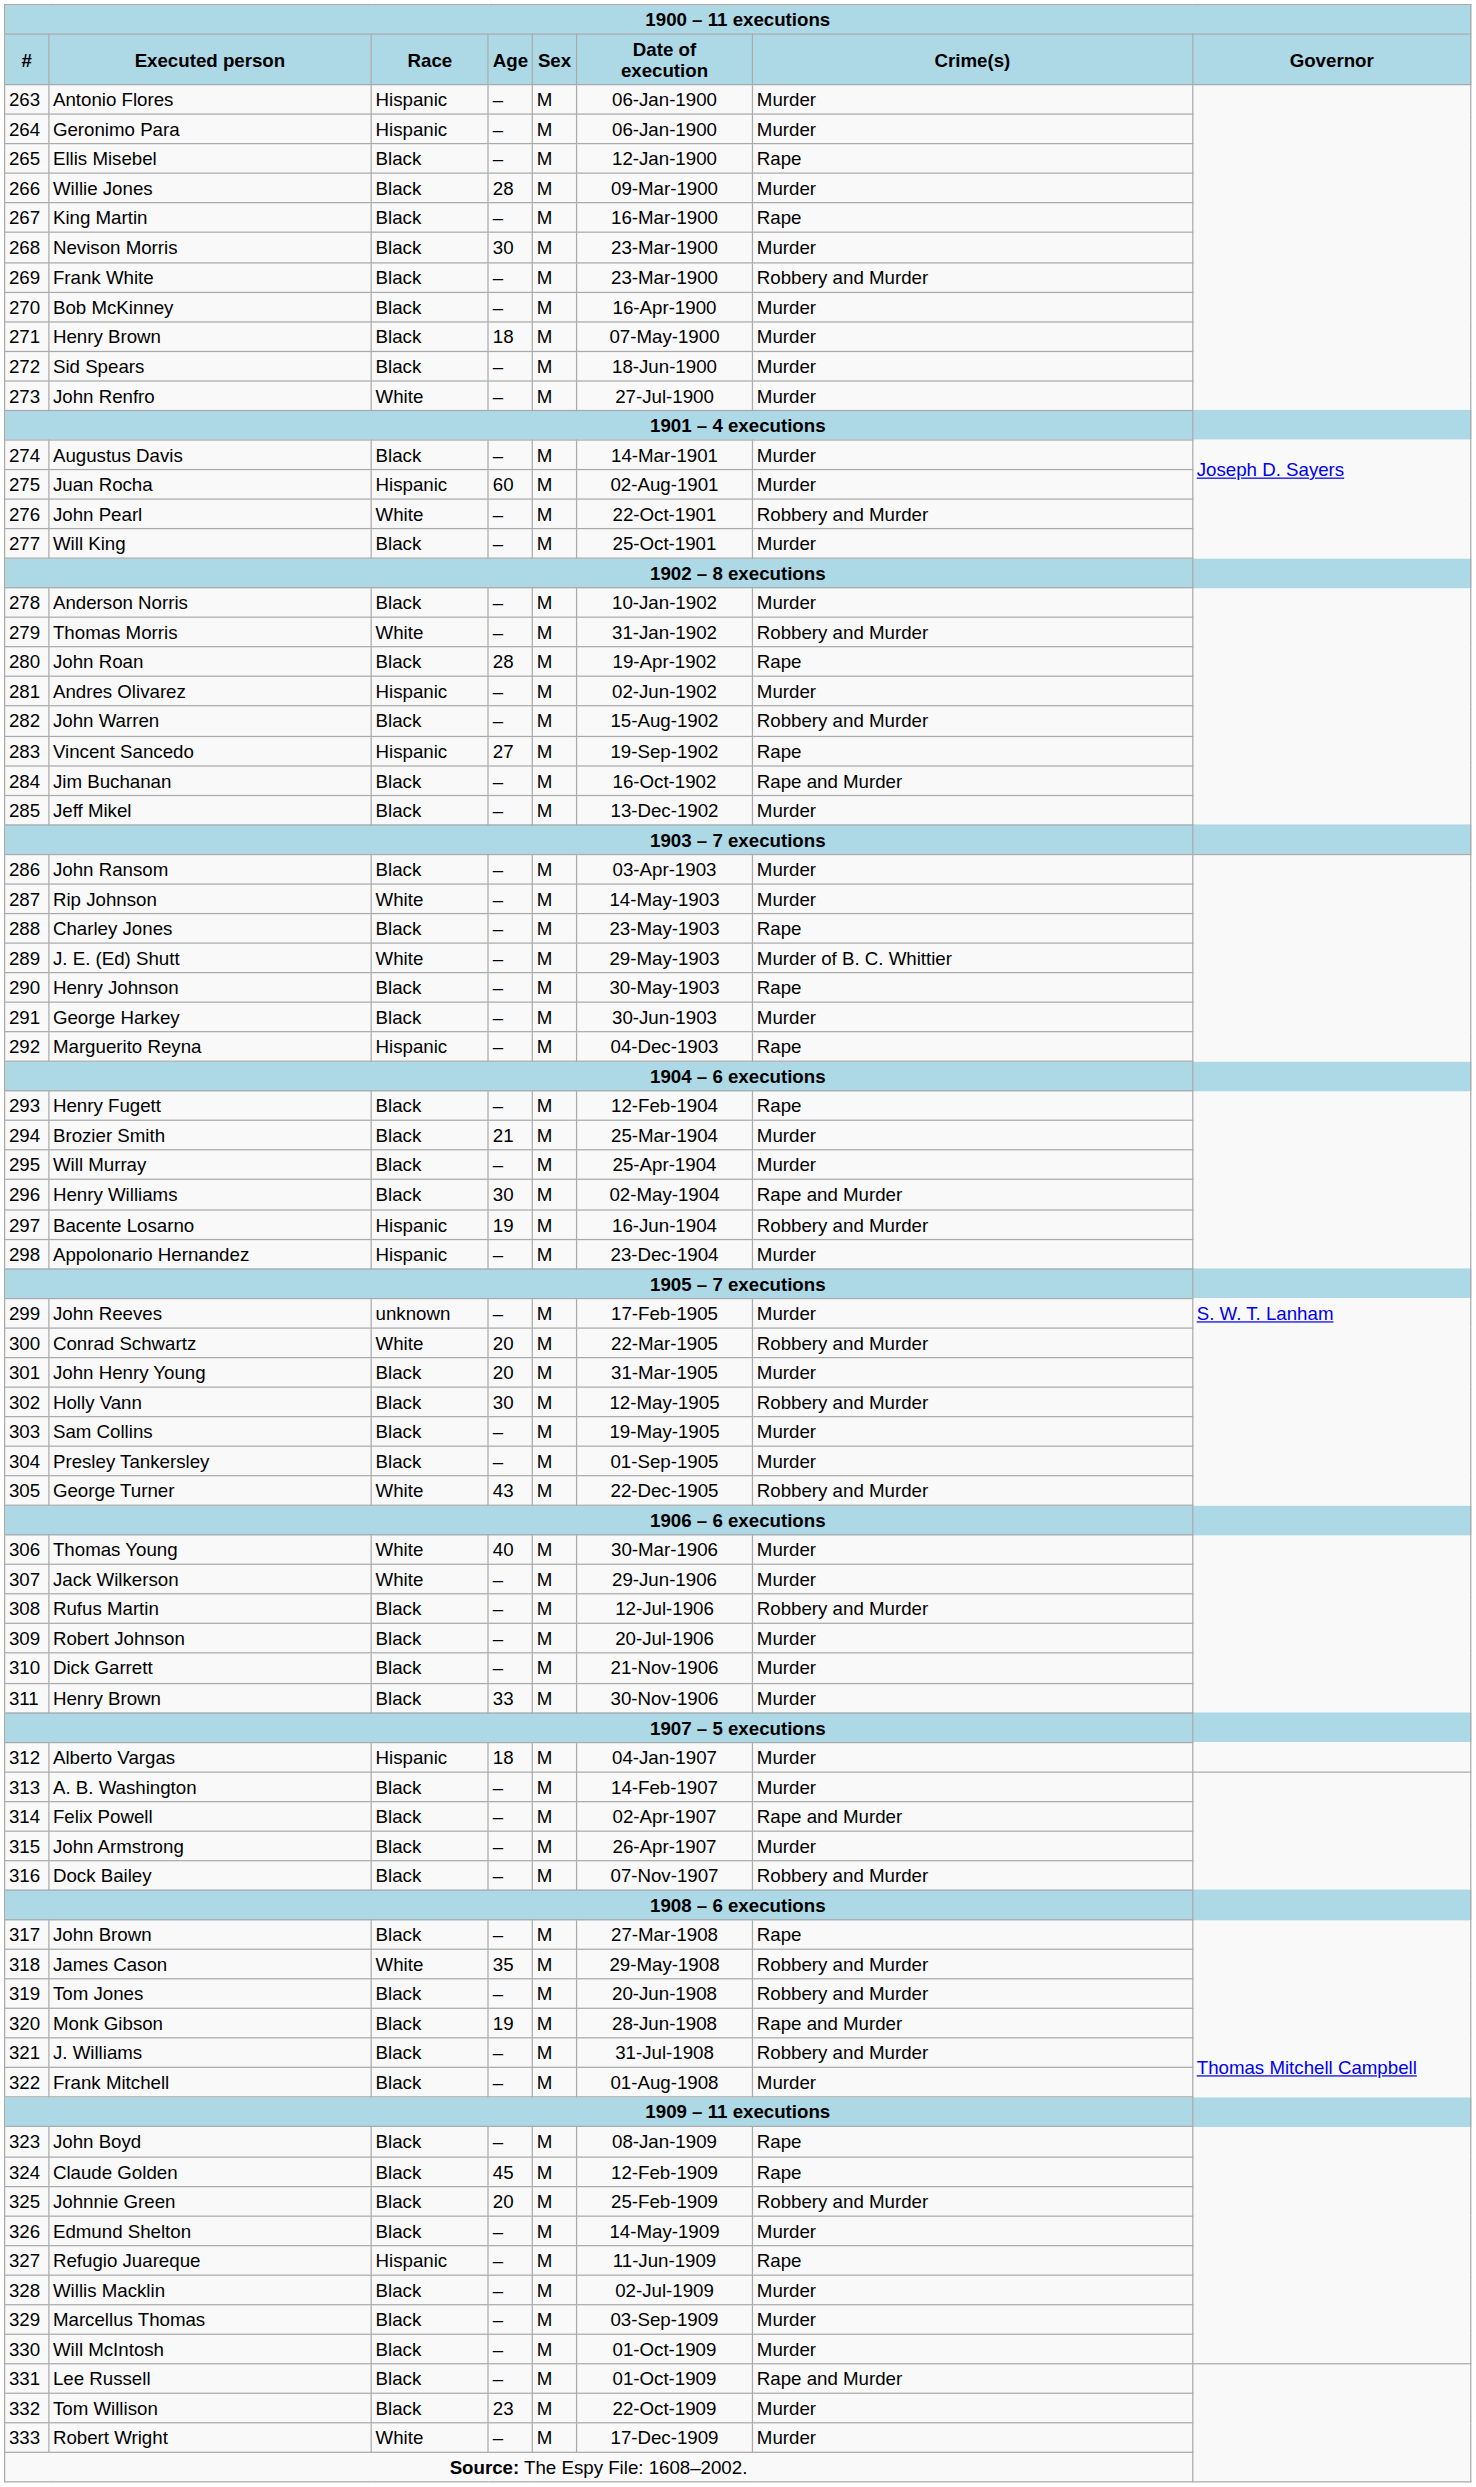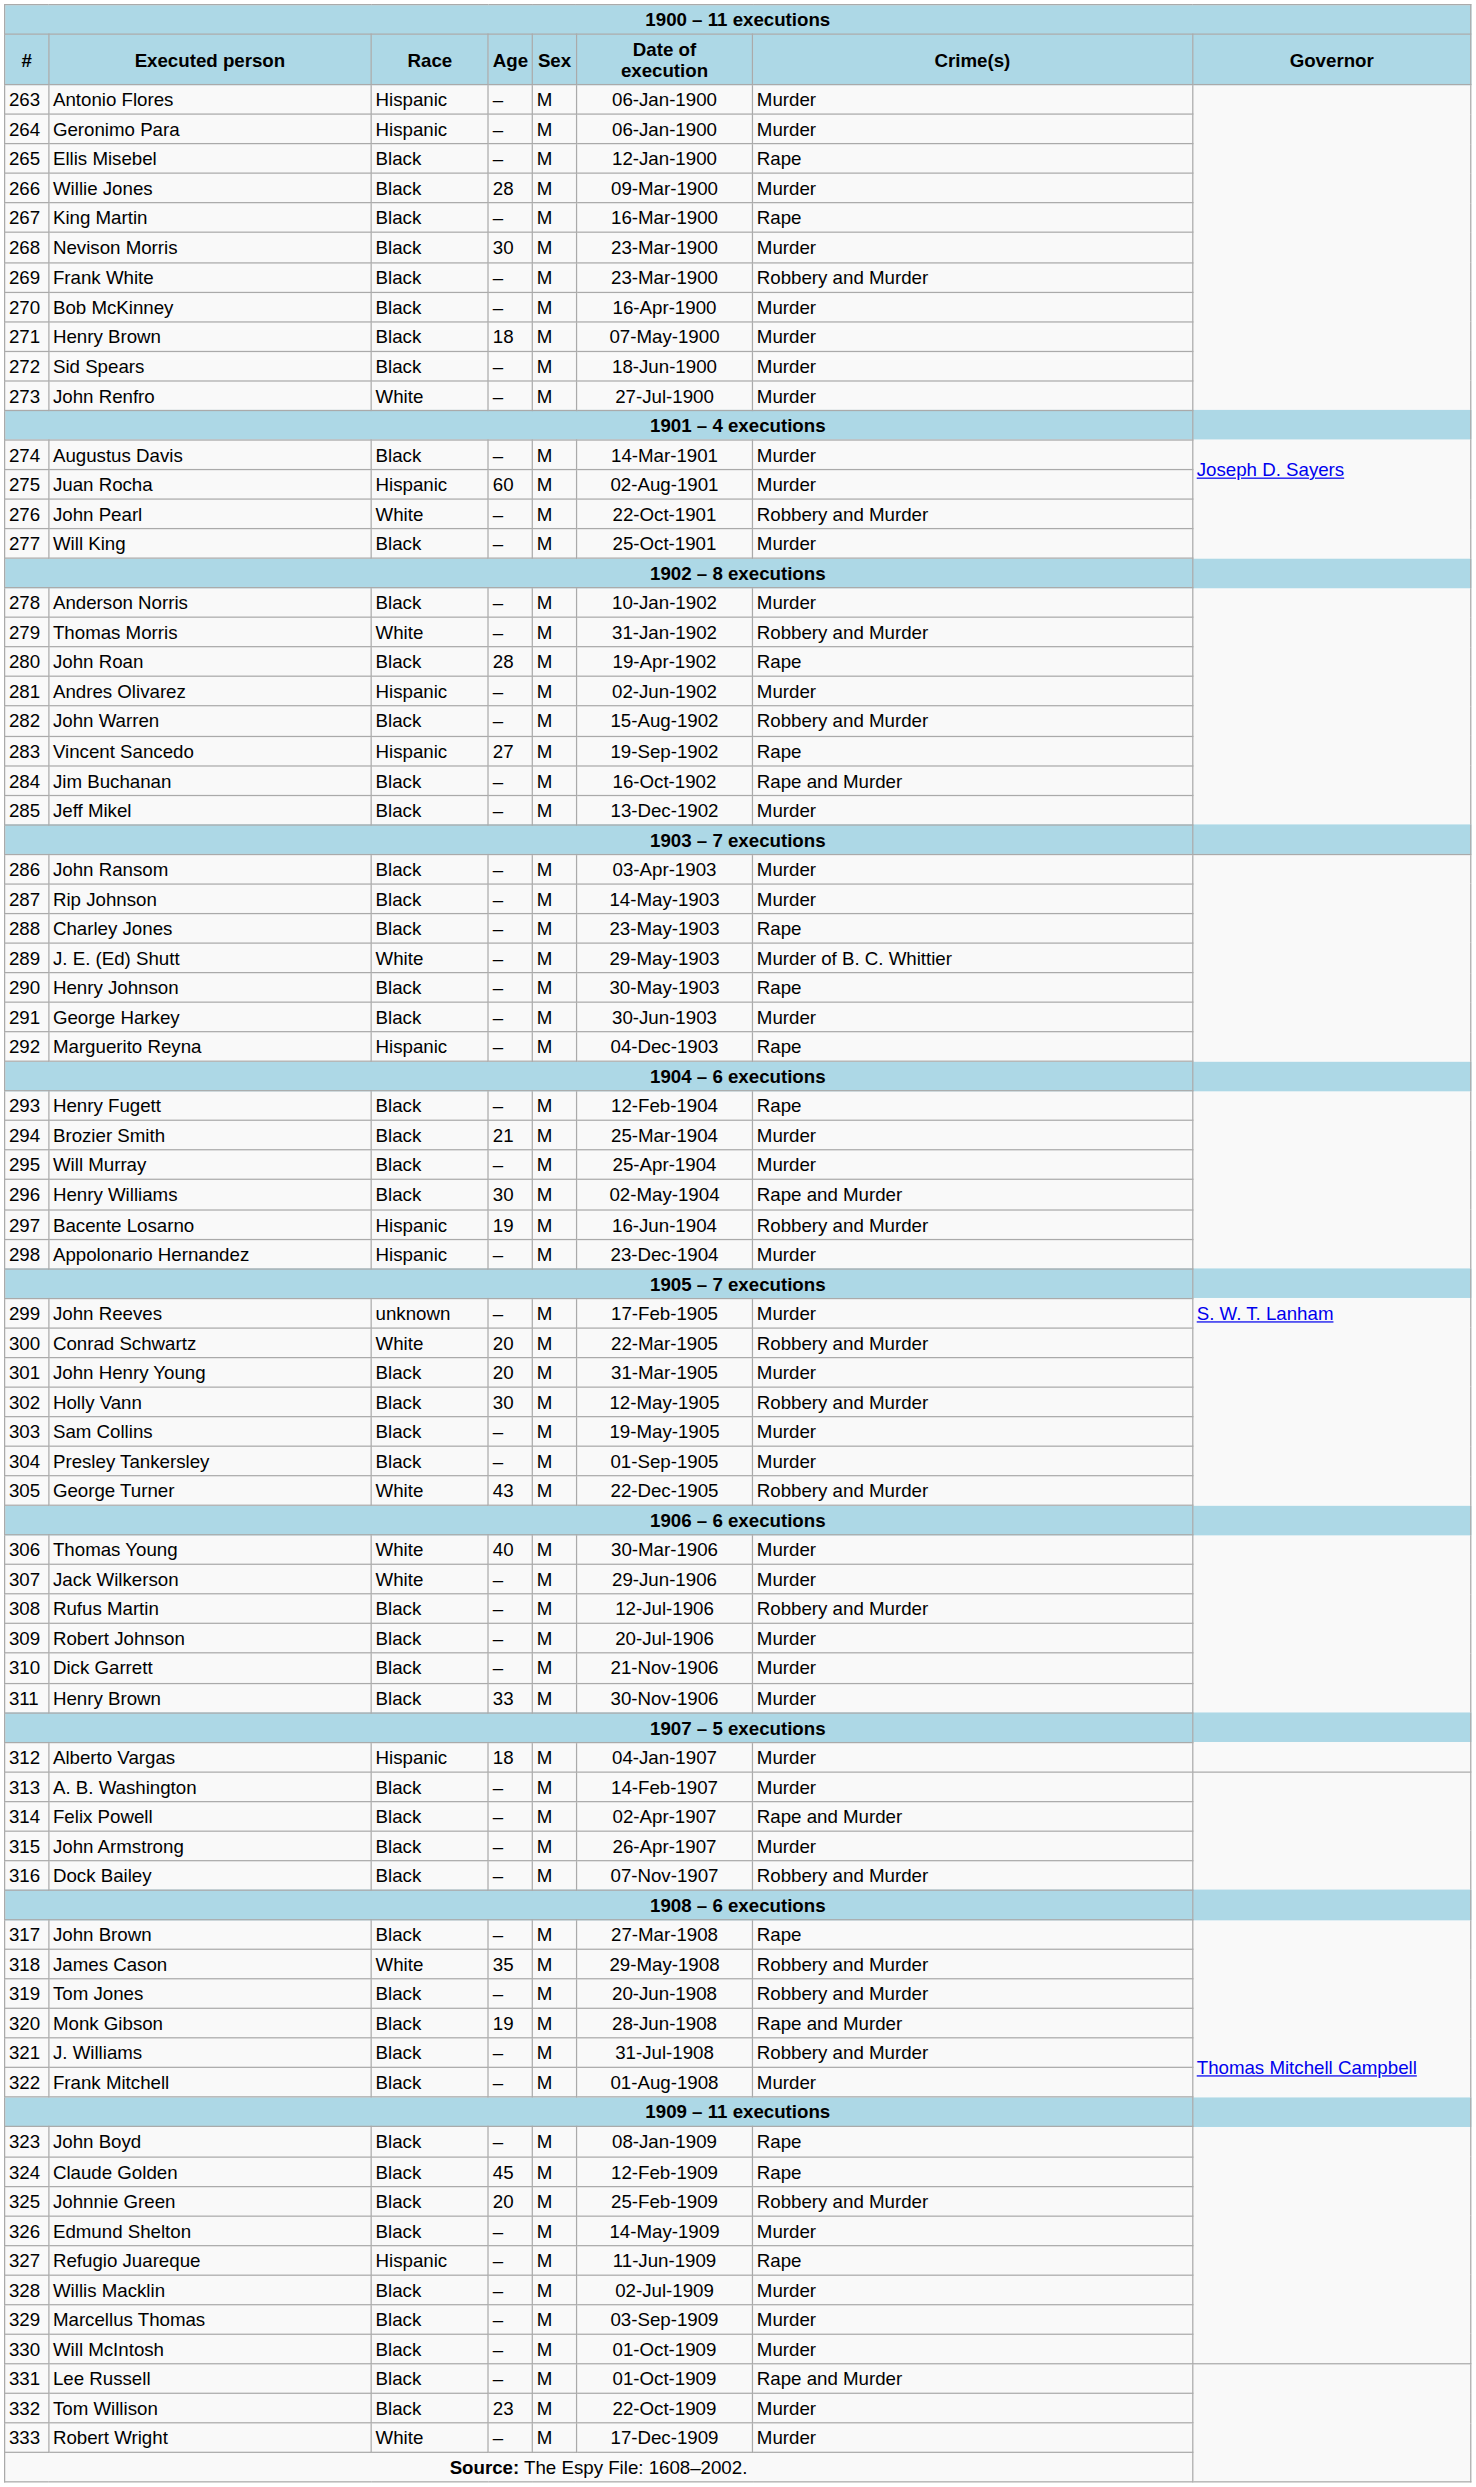(399, 899) White -> (398, 899) Black
